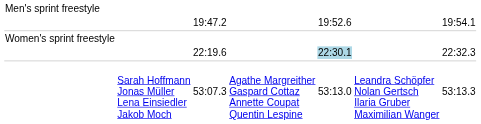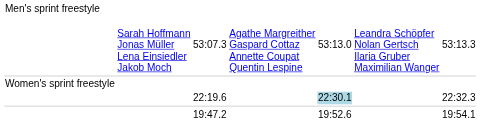rows swapped: (60, 22) <-> (60, 92)
